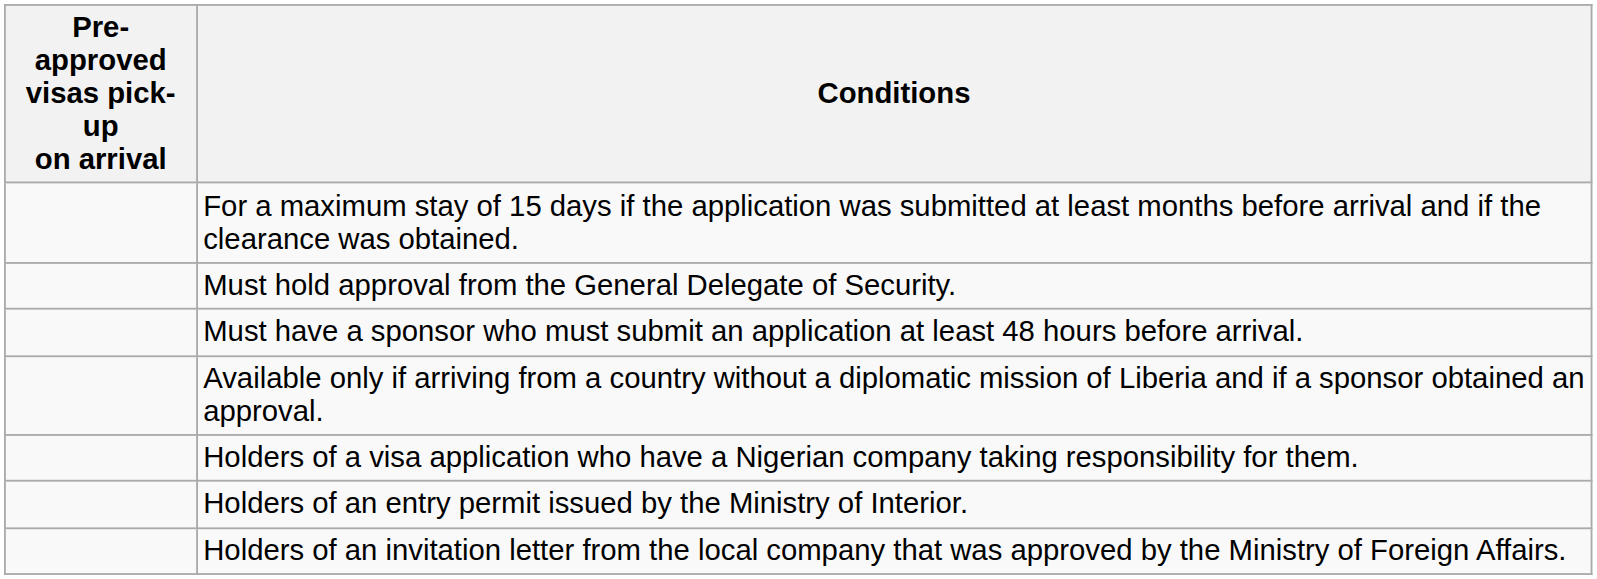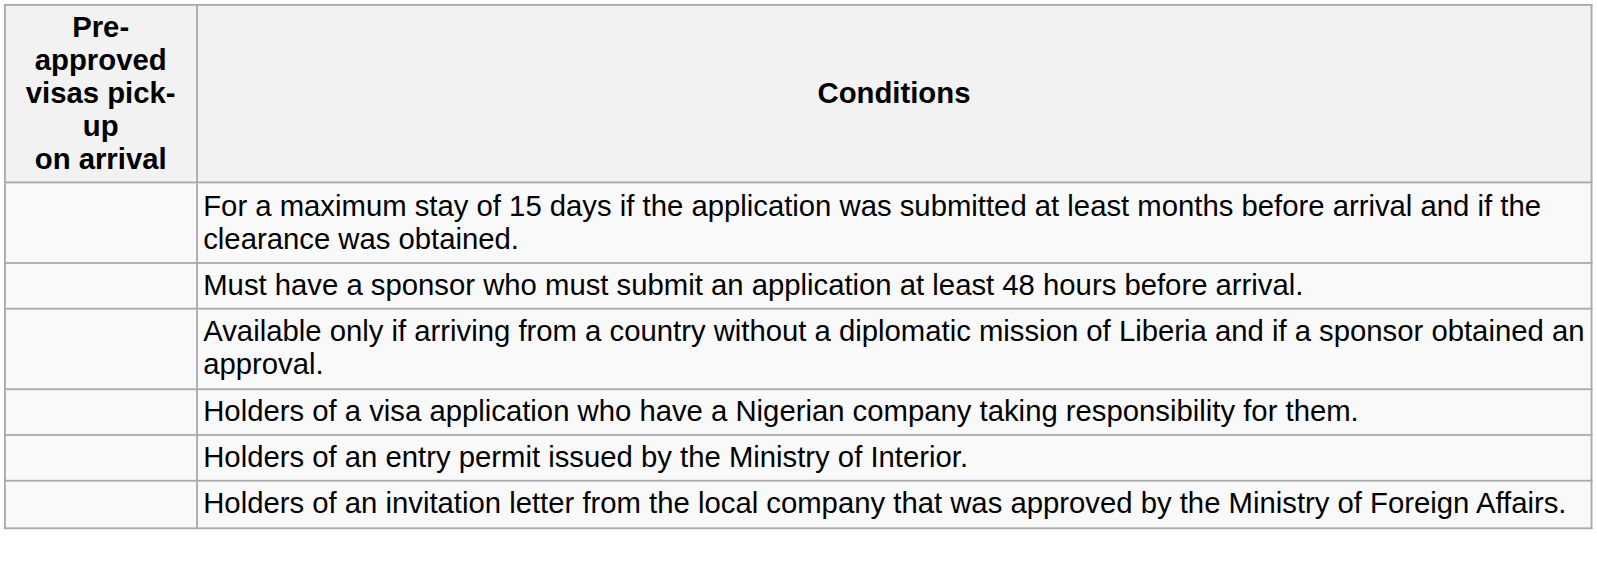- row: (580, 285)
